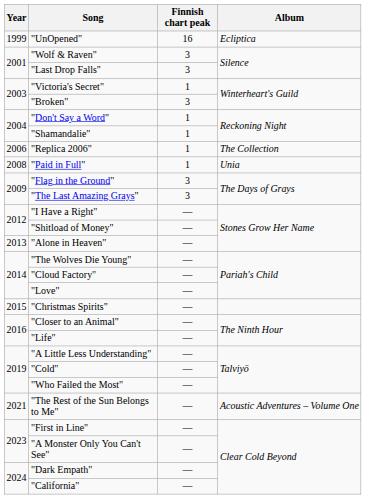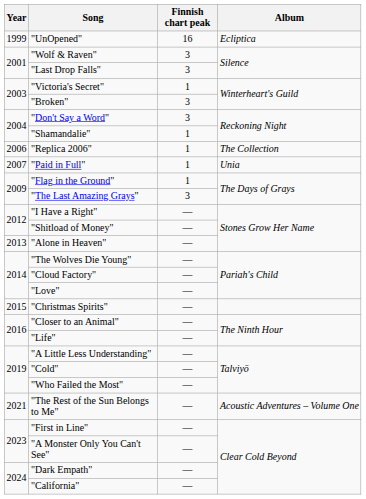(187, 117) 1 -> (187, 117) 3
(17, 165) 2008 -> (17, 165) 2007
(187, 180) 3 -> (187, 180) 1
